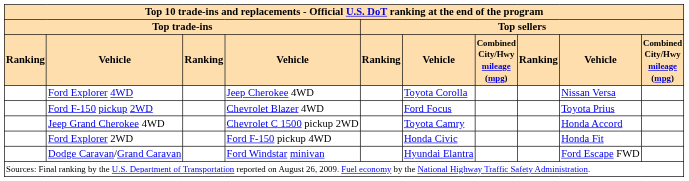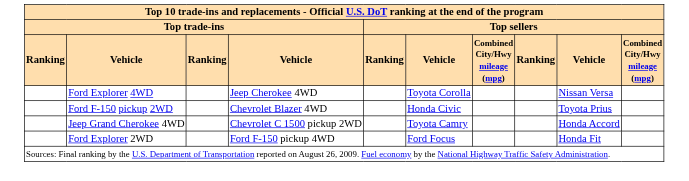(428, 108) Ford Focus -> (434, 108) Honda Civic
(431, 138) Honda Civic -> (431, 138) Ford Focus
- row: (115, 153)
